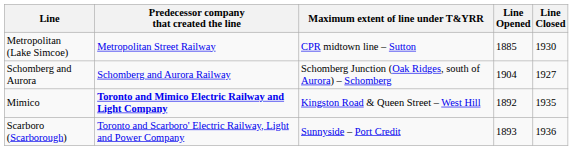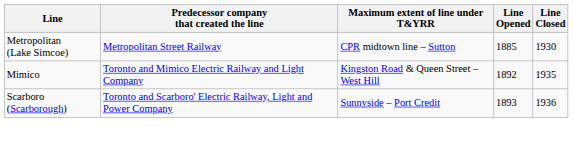- row: (39, 74)
(191, 103) bold -> (204, 74) normal
